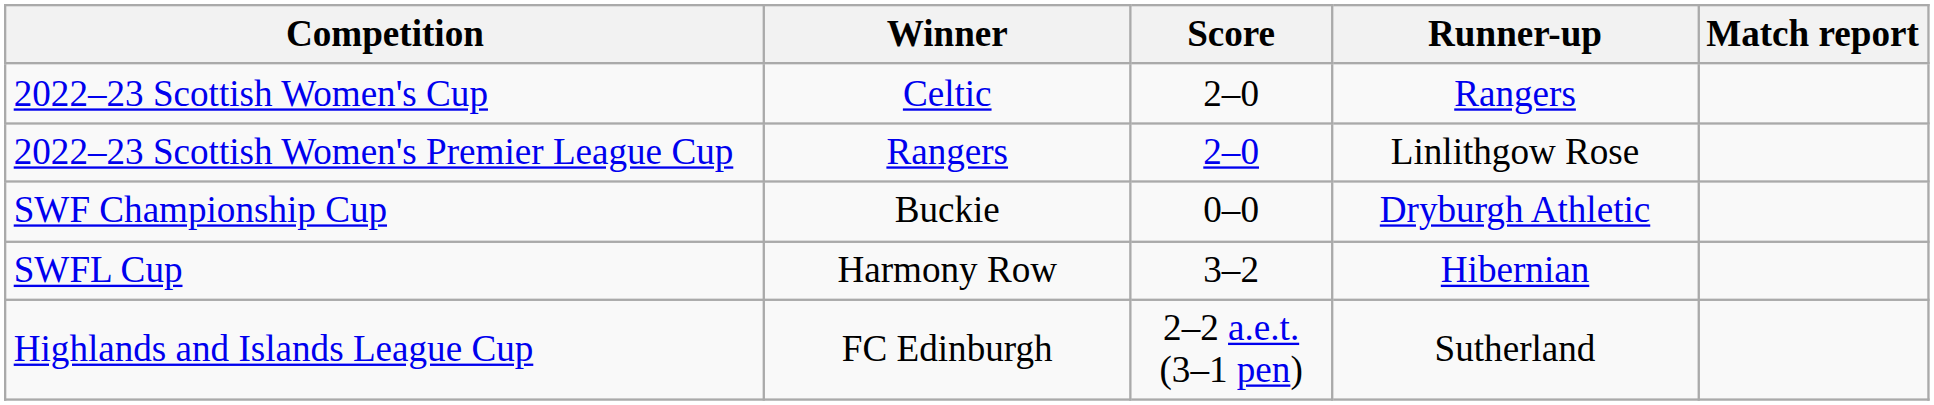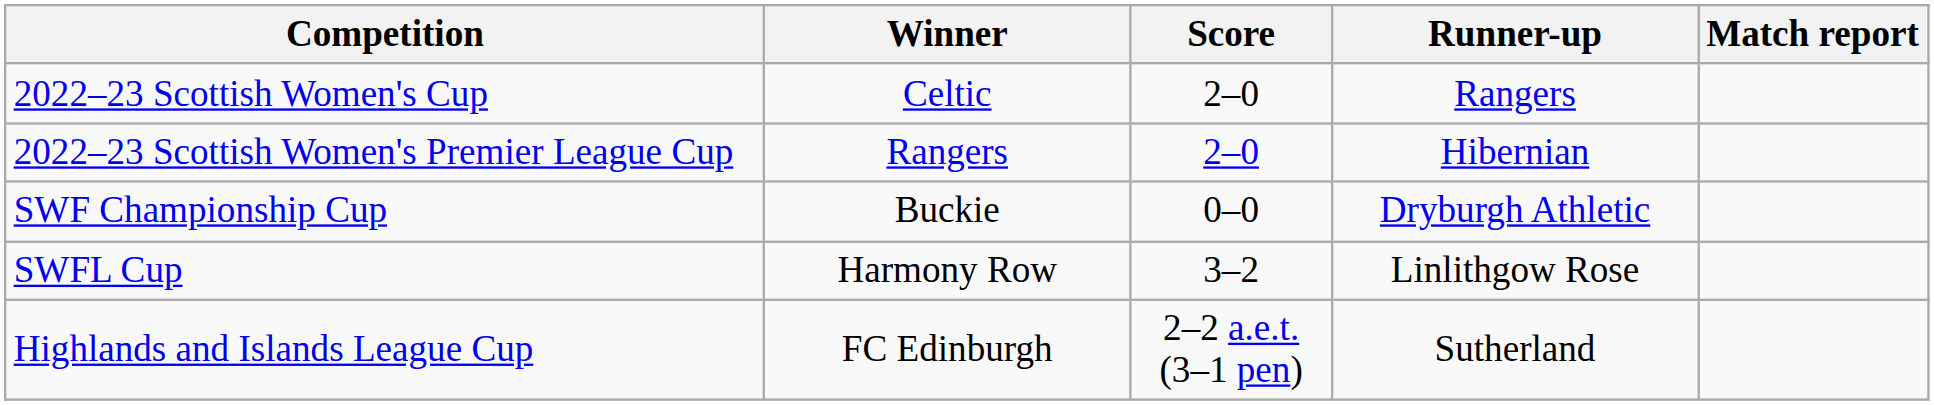(1515, 151) Linlithgow Rose -> (1515, 151) Hibernian
(1515, 269) Hibernian -> (1515, 269) Linlithgow Rose
